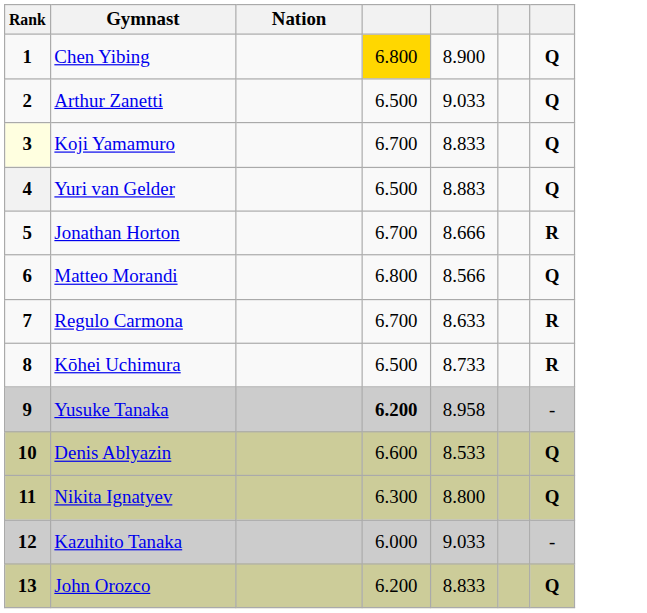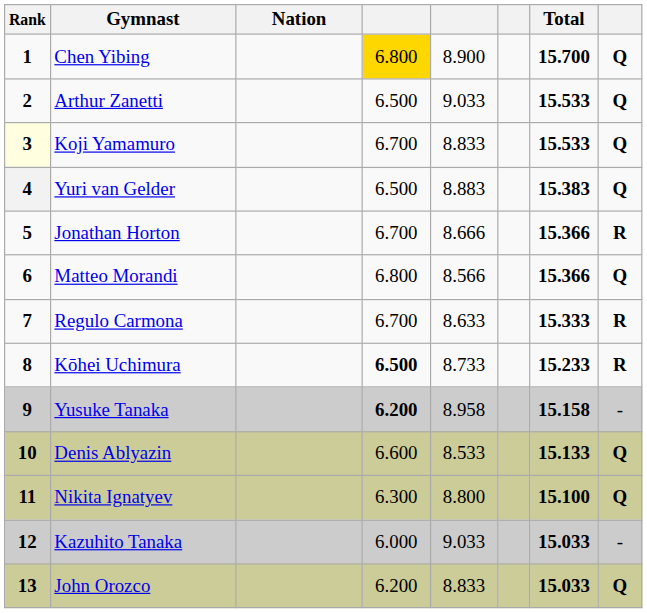+ column: (564, 19)
(396, 365) normal -> (396, 365) bold
